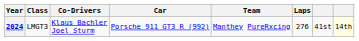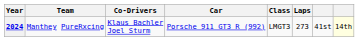columns swapped: (252, 10) <-> (37, 10)
(302, 26) 276 -> (302, 26) 273
